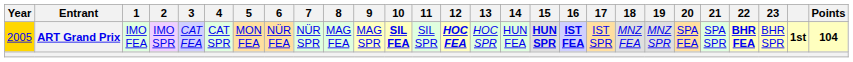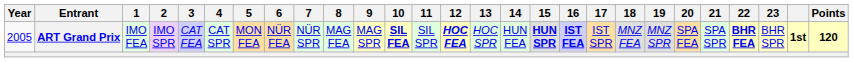(19, 37) gold background -> (19, 37) no background
(828, 37) 104 -> (828, 37) 120
